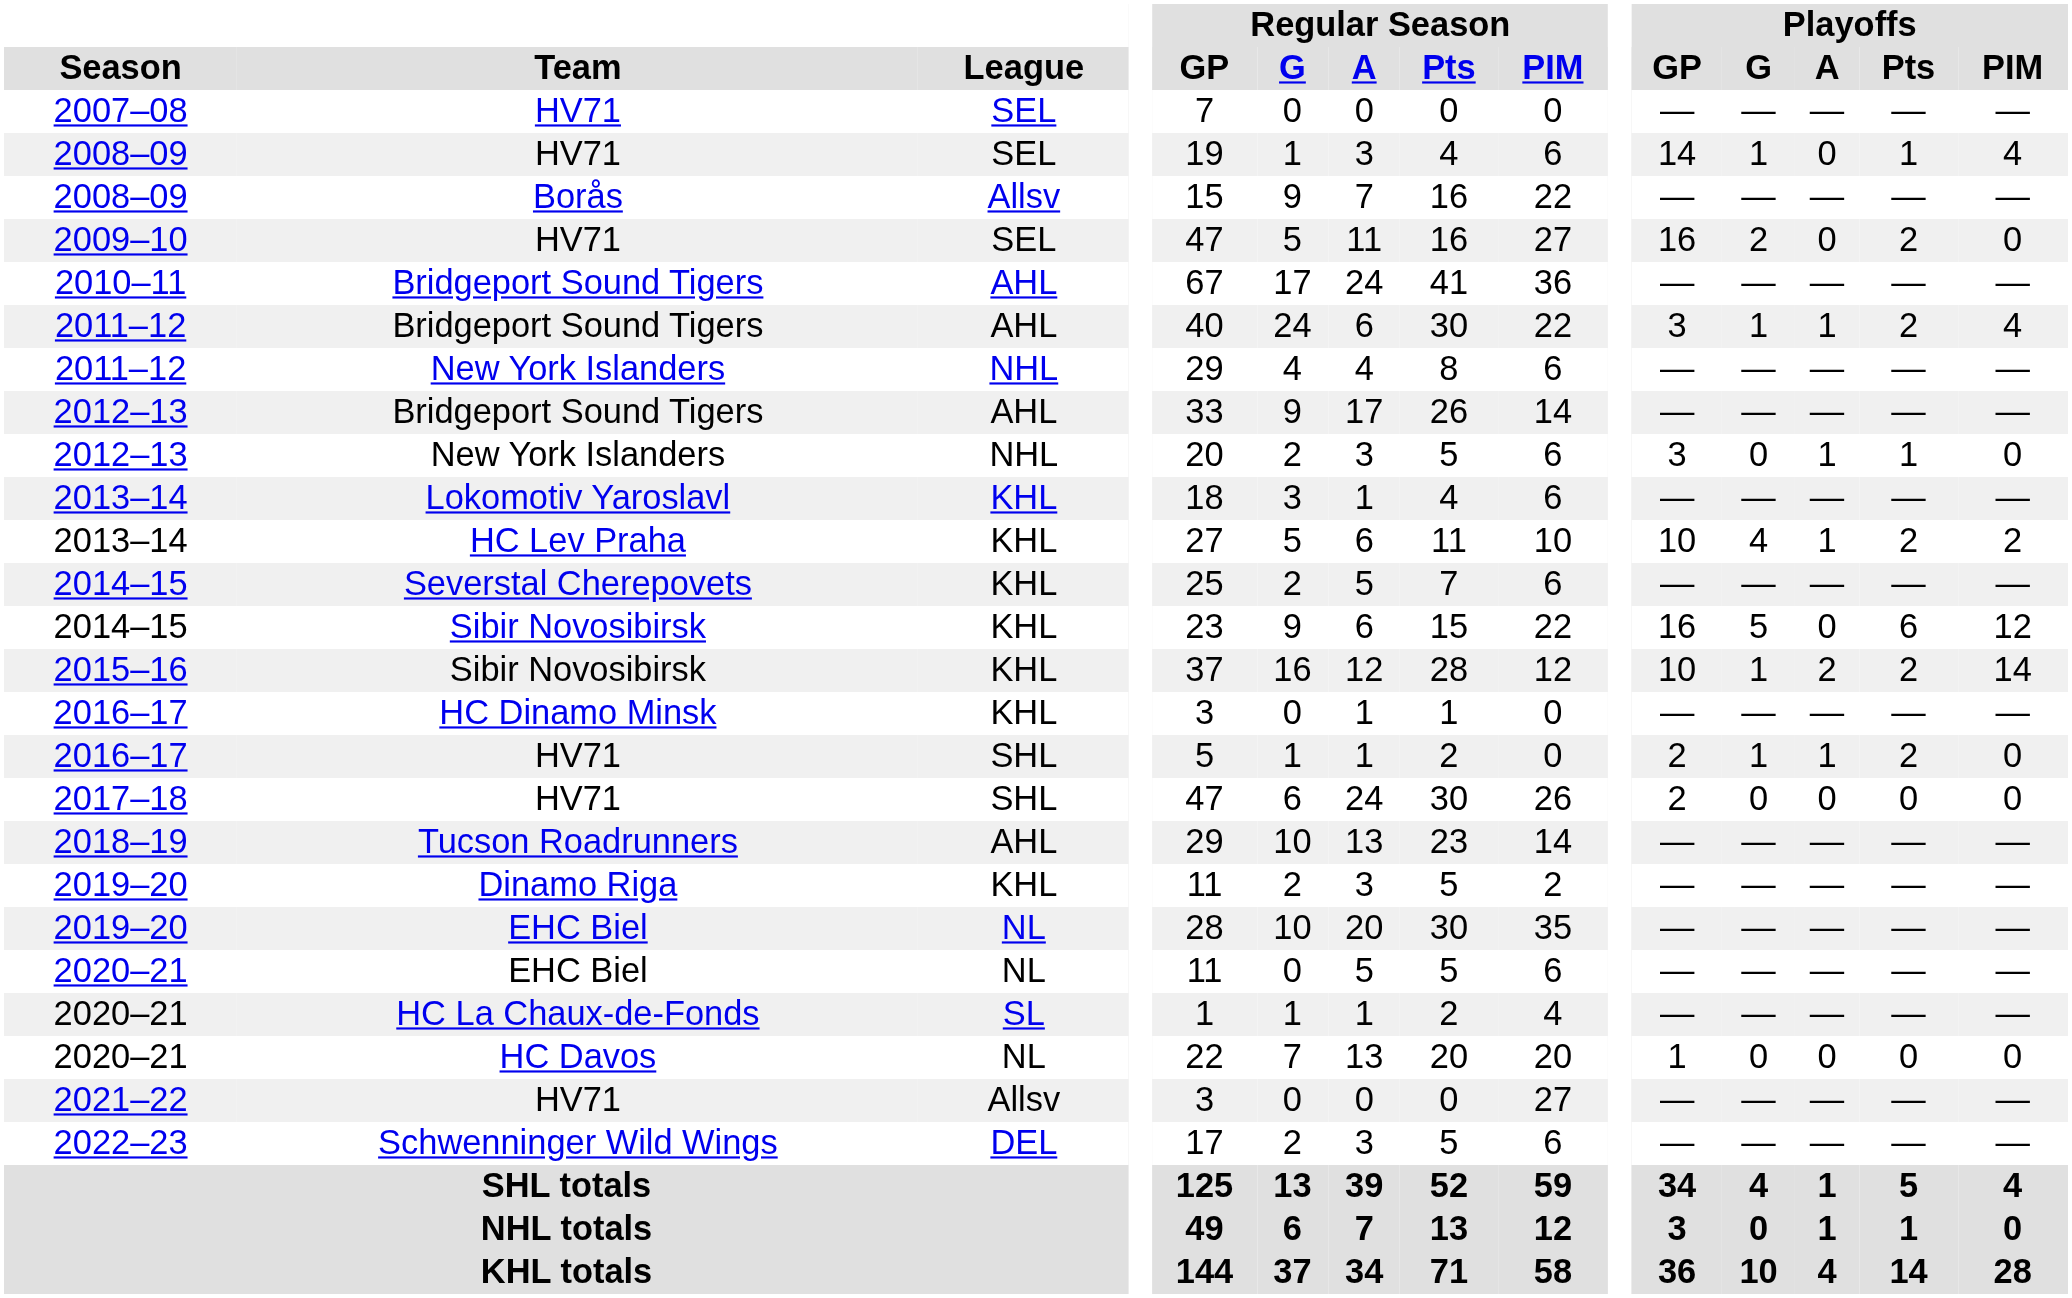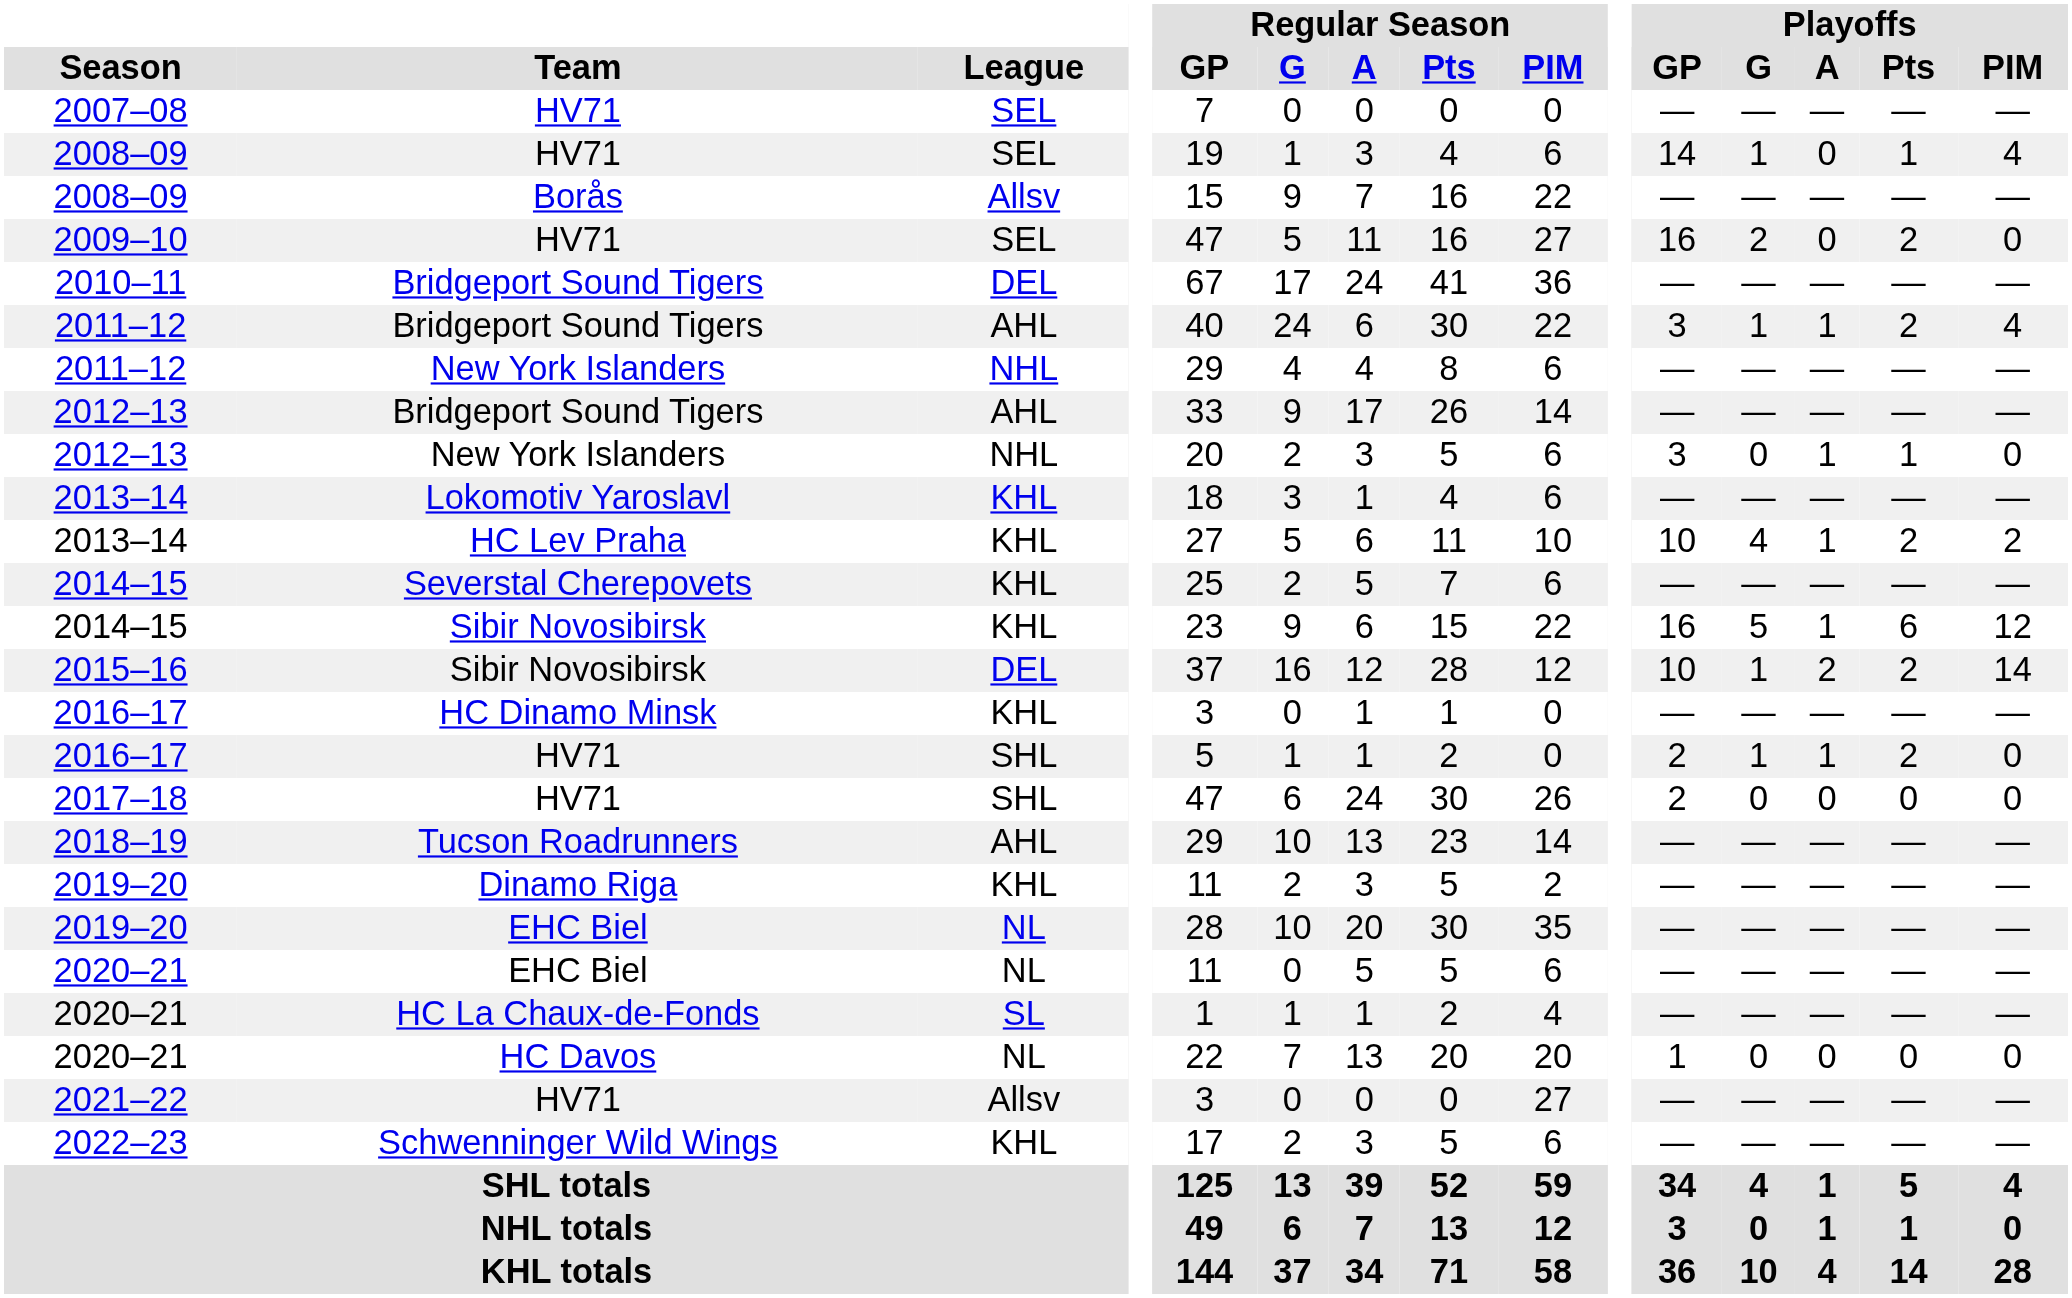(1024, 282) AHL -> (1024, 282) DEL
(1827, 626) 0 -> (1827, 626) 1
(1024, 669) KHL -> (1024, 669) DEL
(1024, 1142) DEL -> (1024, 1142) KHL
